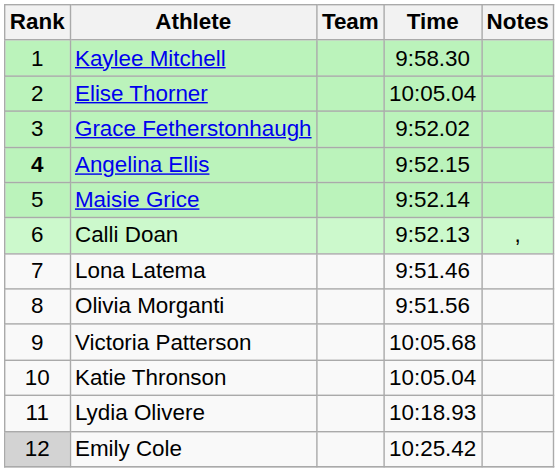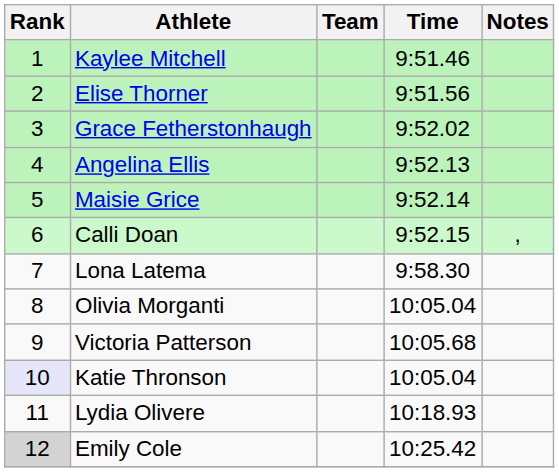(433, 57) 9:58.30 -> (433, 57) 9:51.46
(433, 93) 10:05.04 -> (433, 93) 9:51.56
(37, 164) bold -> (37, 164) normal
(433, 164) 9:52.15 -> (433, 164) 9:52.13
(433, 235) 9:52.13 -> (433, 235) 9:52.15
(433, 270) 9:51.46 -> (433, 270) 9:58.30
(433, 306) 9:51.56 -> (433, 306) 10:05.04
(37, 377) no background -> (37, 377) lavender background
